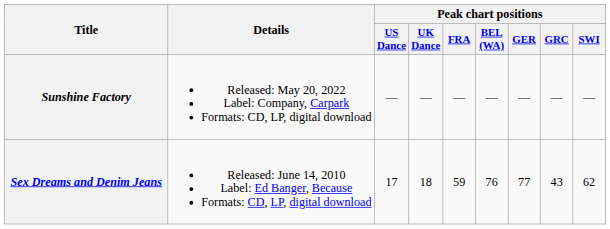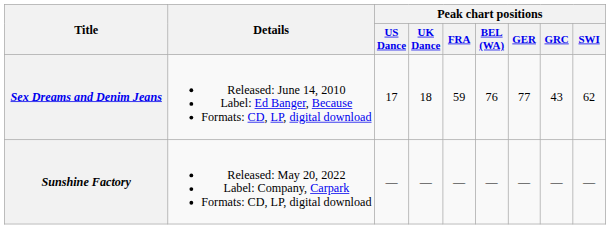rows swapped: (86, 181) <-> (86, 97)
